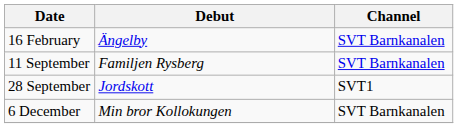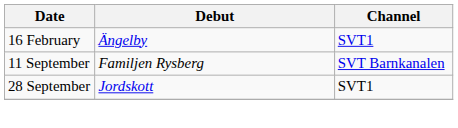(391, 39) SVT Barnkanalen -> (356, 39) SVT1
- row: (44, 110)
